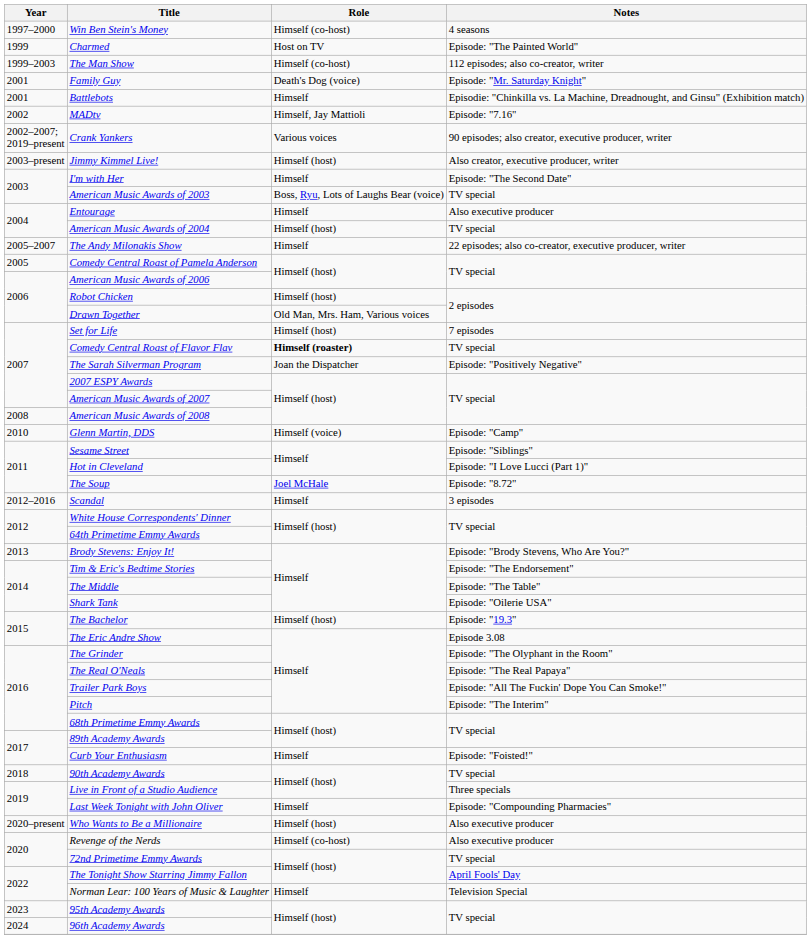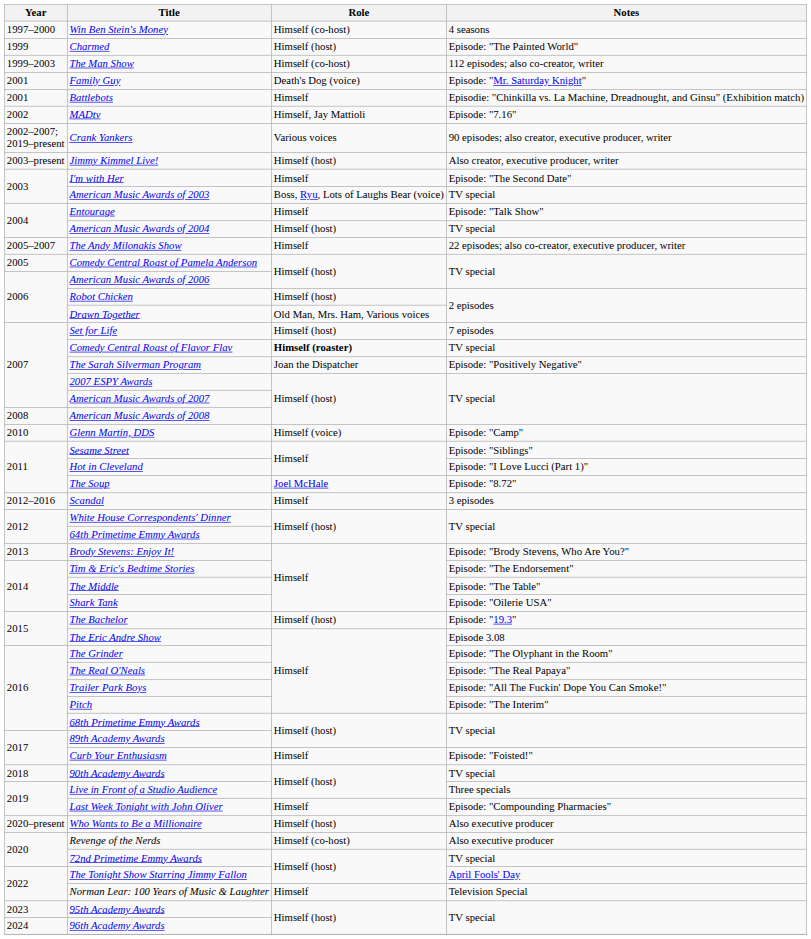(299, 47) Host on TV -> (305, 47) Himself (host)
(501, 212) Also executive producer -> (496, 212) Episode: "Talk Show"
